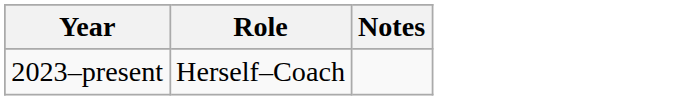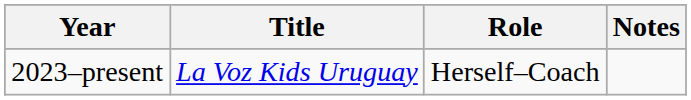+ column: (297, 26)
